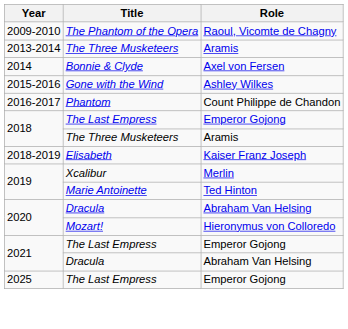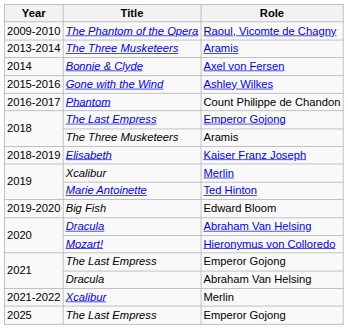+ row: (34, 208)
+ row: (34, 297)
